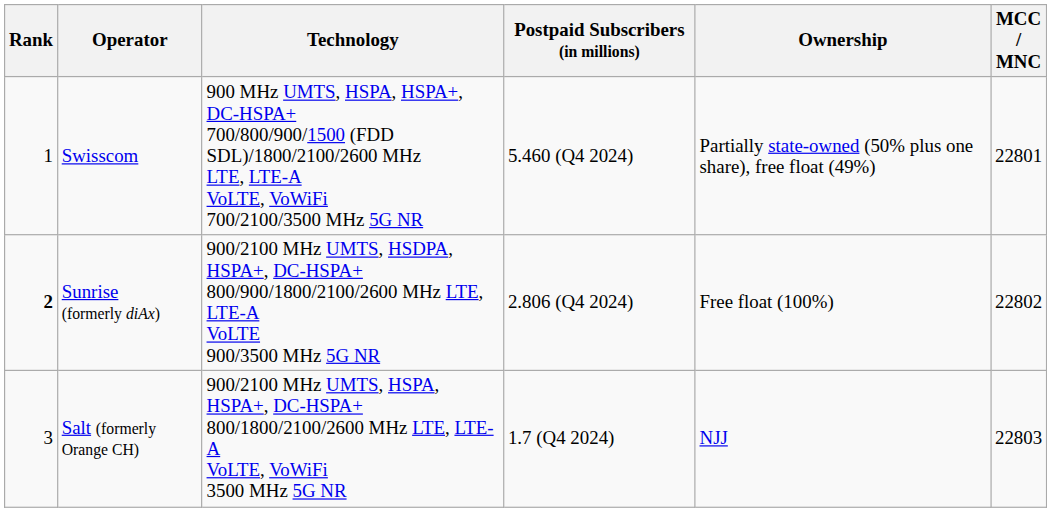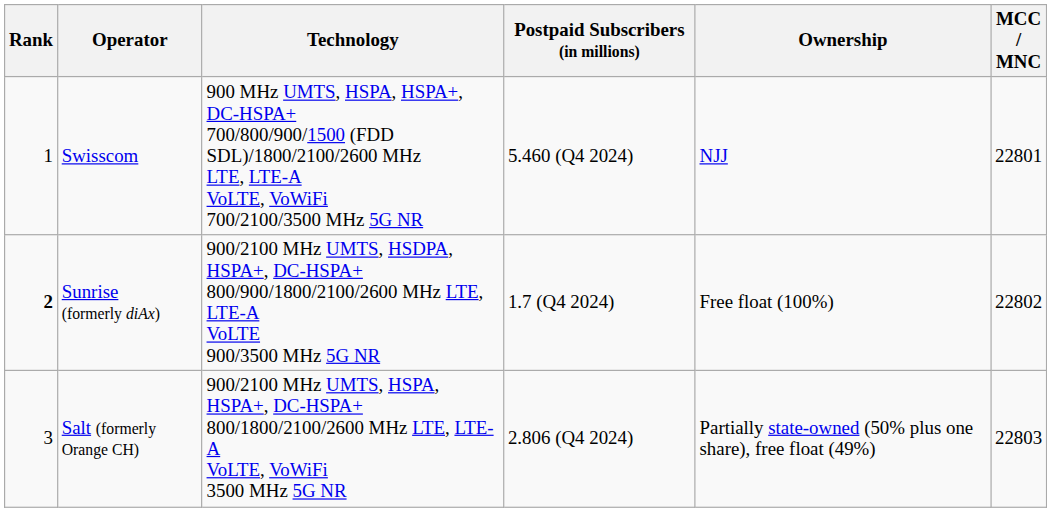(836, 155) Partially state-owned (50% plus one share), free float (49%) -> (714, 155) NJJ
(571, 302) 2.806 (Q4 2024) -> (561, 302) 1.7 (Q4 2024)
(561, 438) 1.7 (Q4 2024) -> (571, 438) 2.806 (Q4 2024)
(714, 438) NJJ -> (836, 438) Partially state-owned (50% plus one share), free float (49%)
